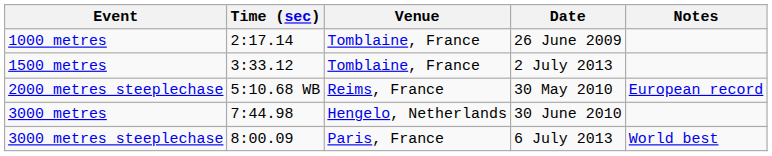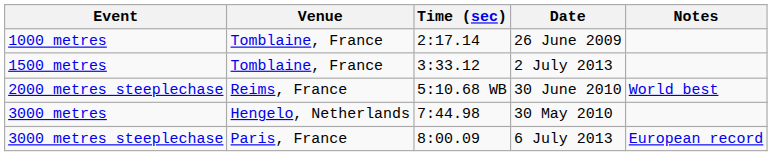columns swapped: (275, 17) <-> (417, 17)
(563, 90) 30 May 2010 -> (568, 90) 30 June 2010
(696, 90) European record -> (674, 90) World best
(568, 114) 30 June 2010 -> (563, 114) 30 May 2010
(674, 139) World best -> (696, 139) European record
